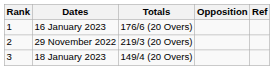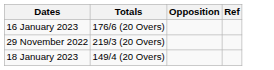- column: (18, 12)
